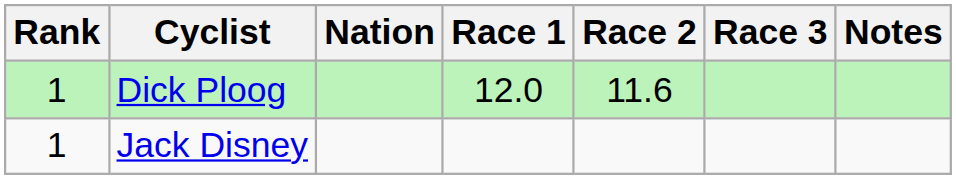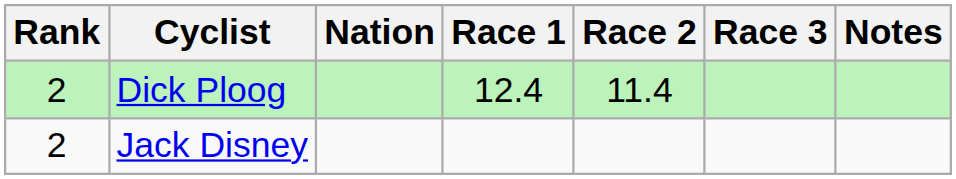(57, 88) 1 -> (57, 88) 2
(509, 88) 12.0 -> (509, 88) 12.4
(639, 88) 11.6 -> (639, 88) 11.4
(57, 145) 1 -> (57, 145) 2
